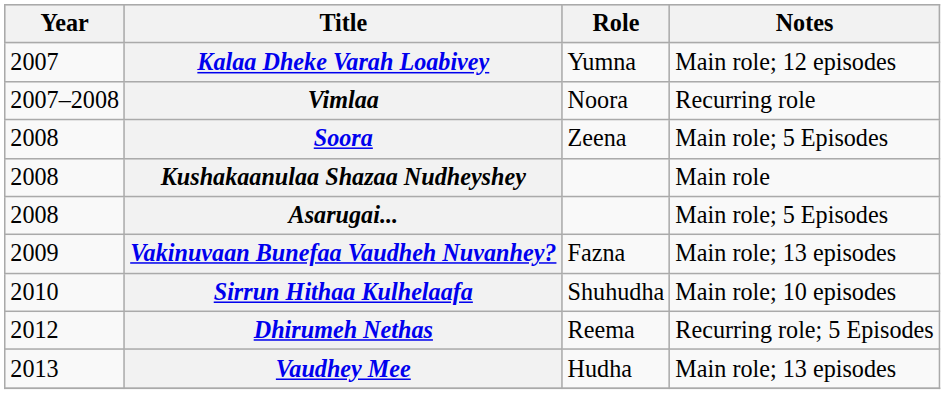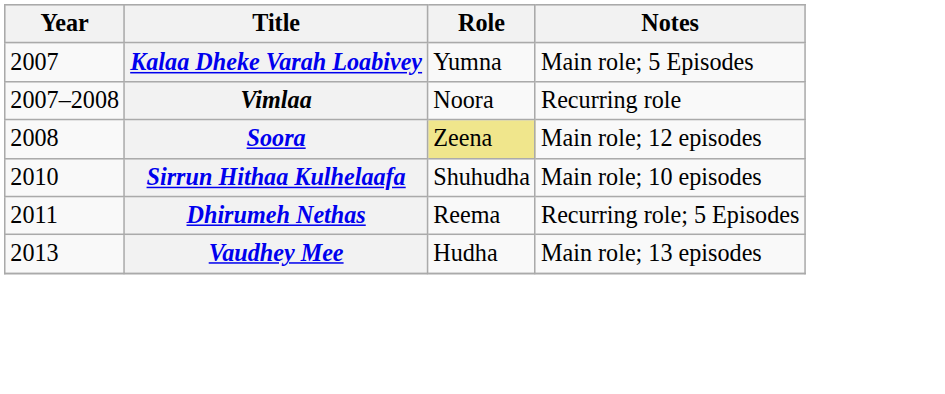(786, 61) Main role; 12 episodes -> (647, 61) Main role; 5 Episodes
(597, 138) no background -> (463, 138) khaki background
(782, 138) Main role; 5 Episodes -> (651, 138) Main role; 12 episodes
- row: (343, 176)
- row: (343, 215)
- row: (343, 253)
(34, 330) 2012 -> (34, 215) 2011
